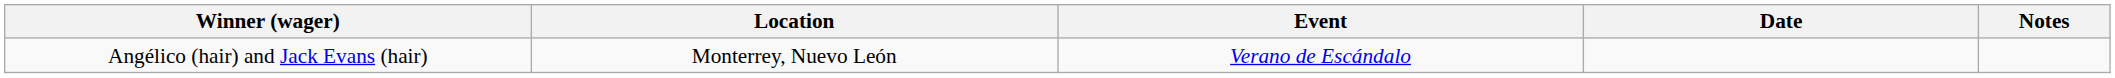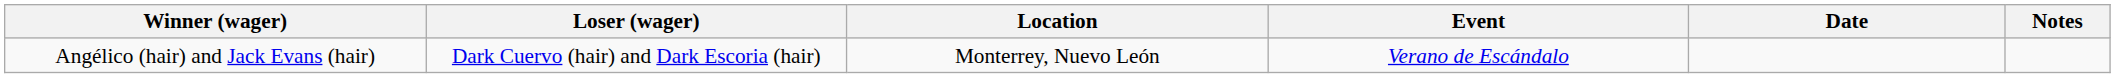+ column: (636, 21)
